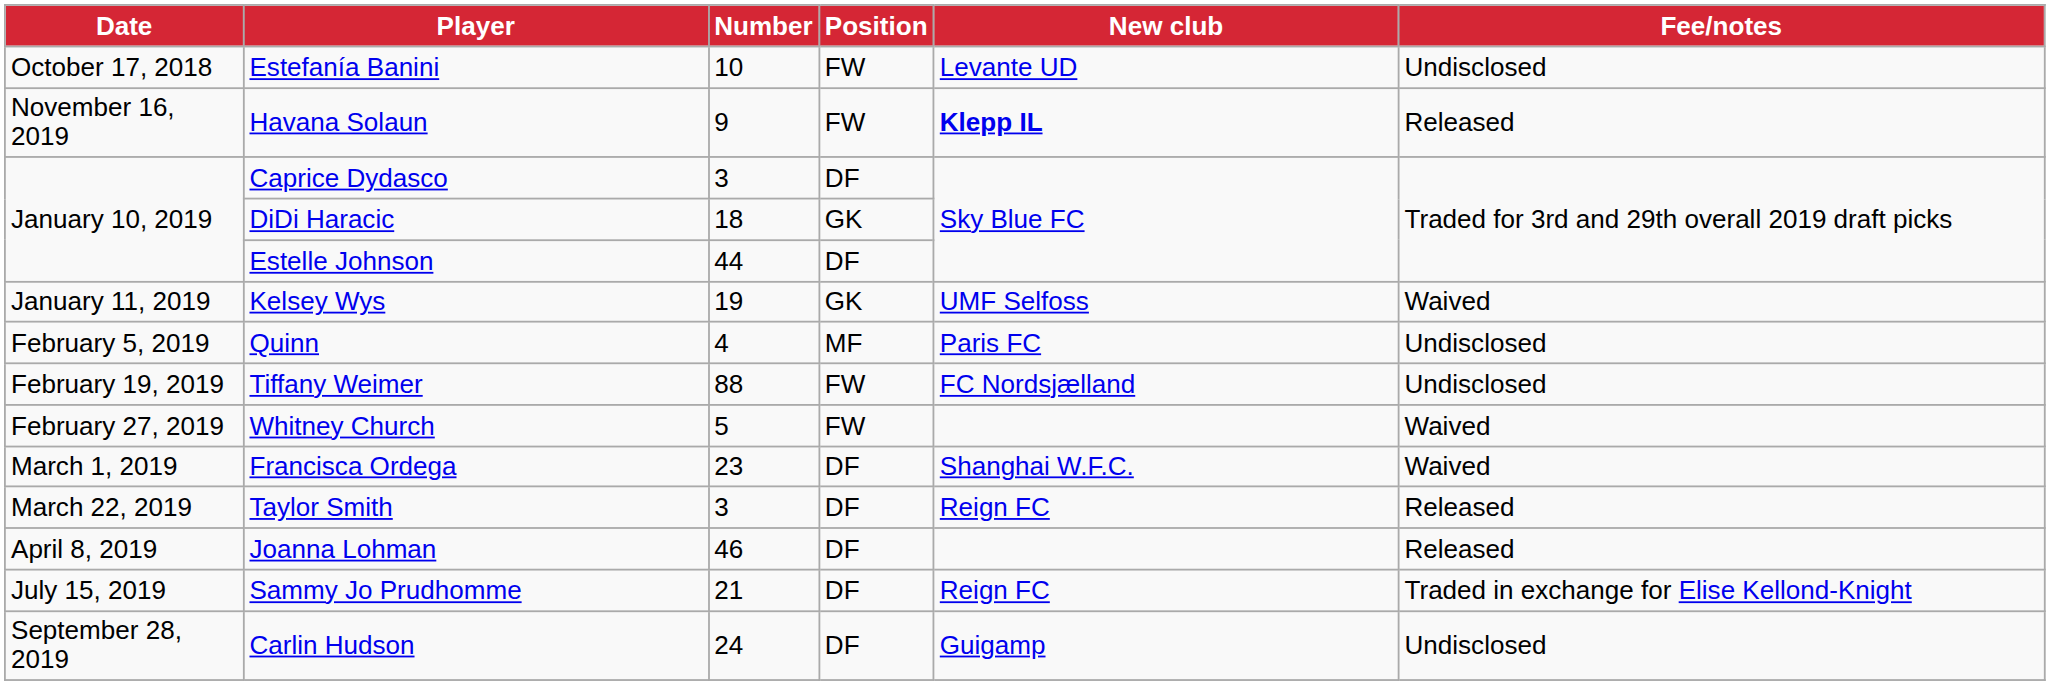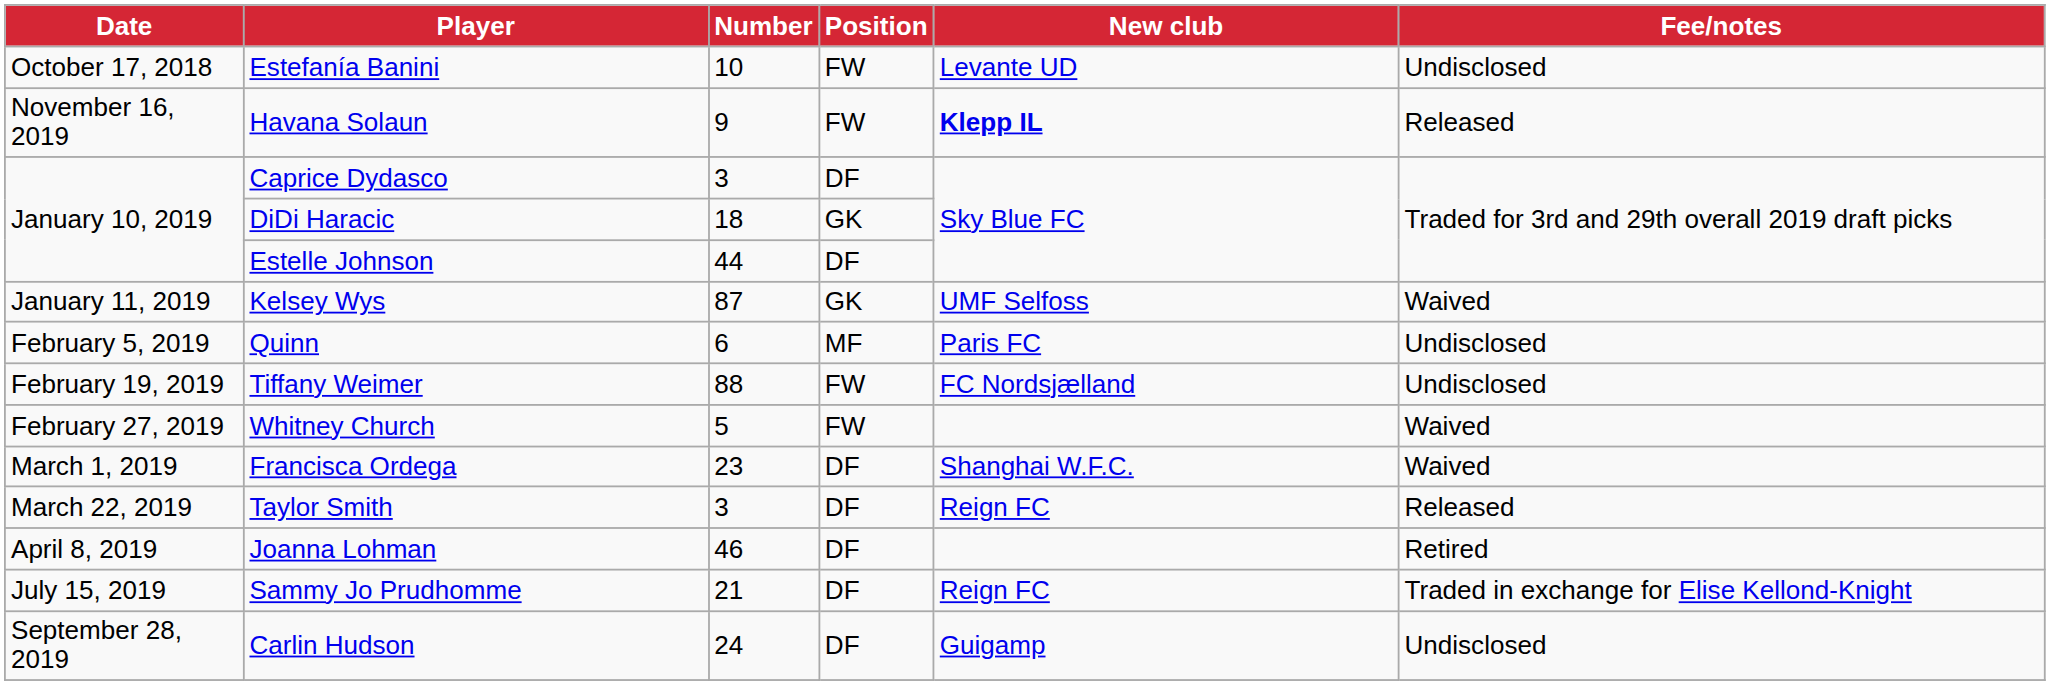(729, 302) 19 -> (729, 302) 87
(721, 343) 4 -> (721, 343) 6
(1460, 549) Released -> (1446, 549) Retired
